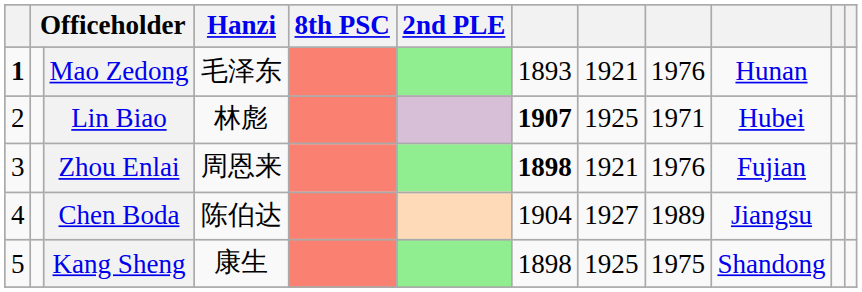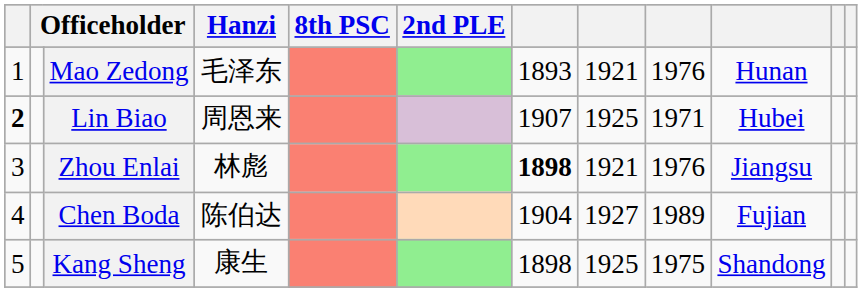(18, 71) bold -> (18, 71) normal
(18, 119) normal -> (18, 119) bold
(241, 118) 林彪 -> (241, 118) 周恩来
(545, 119) bold -> (545, 119) normal
(241, 166) 周恩来 -> (241, 166) 林彪
(771, 167) Fujian -> (771, 167) Jiangsu
(771, 215) Jiangsu -> (771, 215) Fujian
